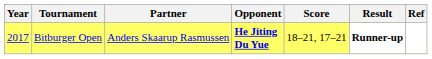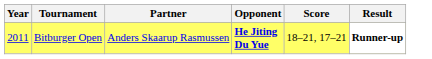- column: (416, 13)
(18, 38) 2017 -> (18, 38) 2011
